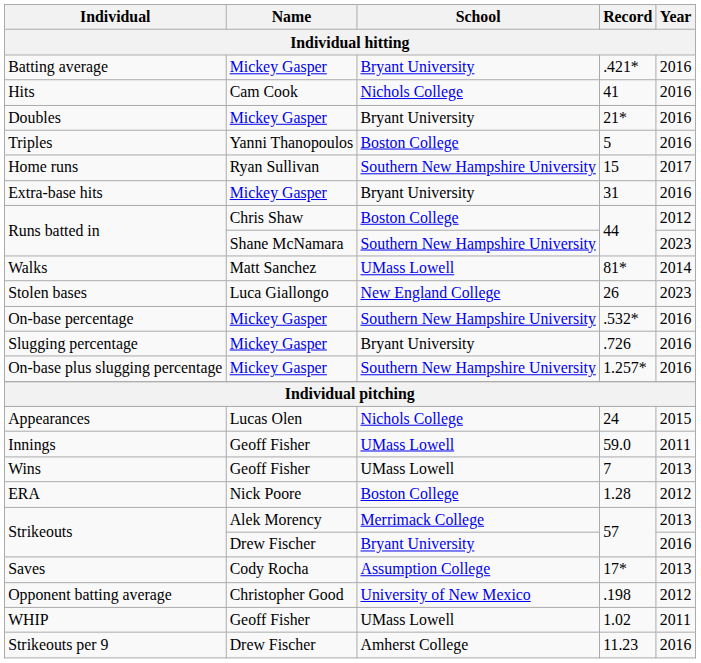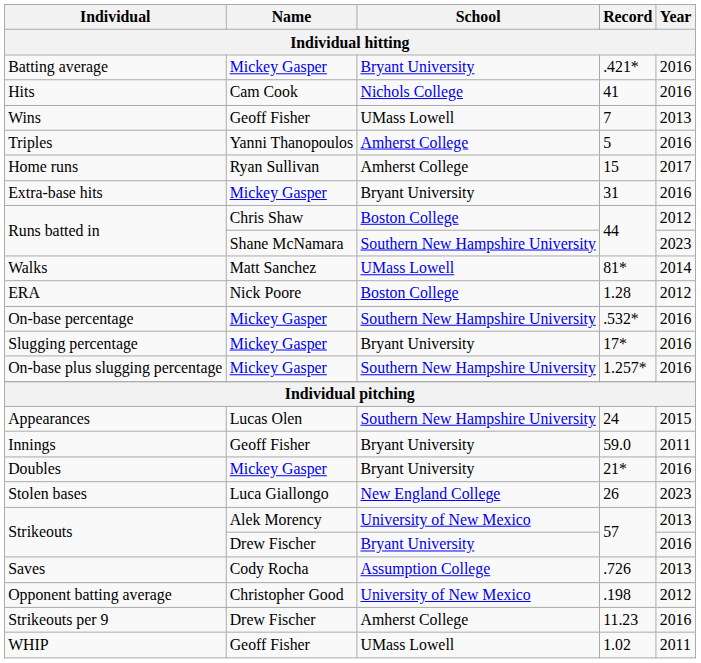rows swapped: (35, 117) <-> (25, 469)
(410, 142) Boston College -> (414, 142) Amherst College
(478, 167) Southern New Hampshire University -> (414, 167) Amherst College
rows swapped: (48, 293) <-> (24, 494)
(617, 343) .726 -> (615, 343) 17*
(412, 419) Nichols College -> (478, 419) Southern New Hampshire University
(407, 444) UMass Lowell -> (417, 444) Bryant University
(422, 519) Merrimack College -> (446, 519) University of New Mexico
(615, 569) 17* -> (617, 569) .726
rows swapped: (28, 619) <-> (58, 645)
